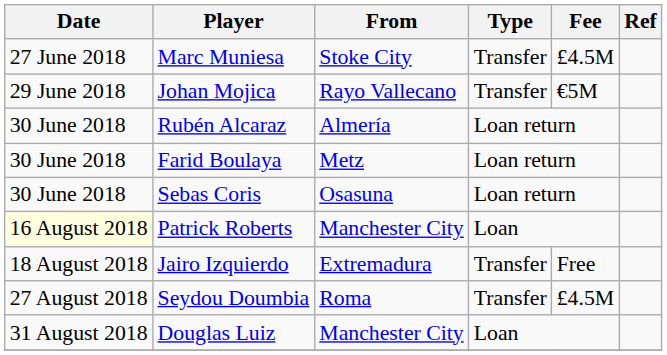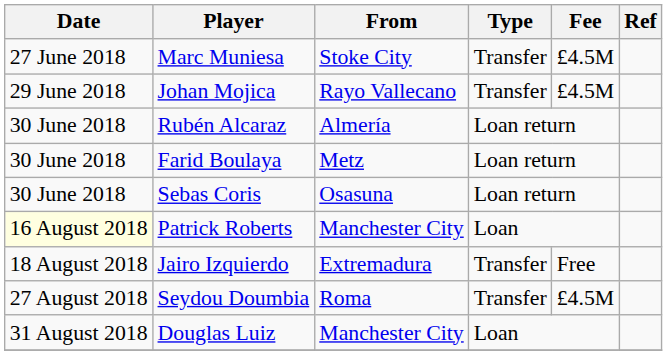(577, 90) €5M -> (585, 90) £4.5M
